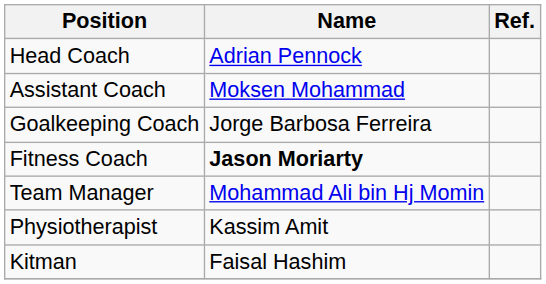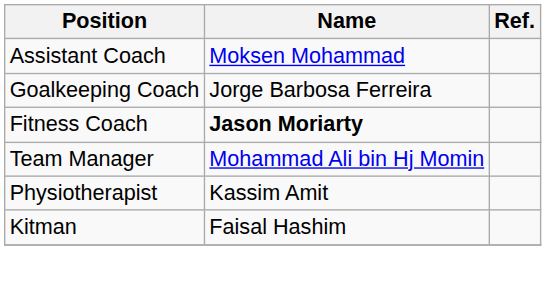- row: (70, 55)
